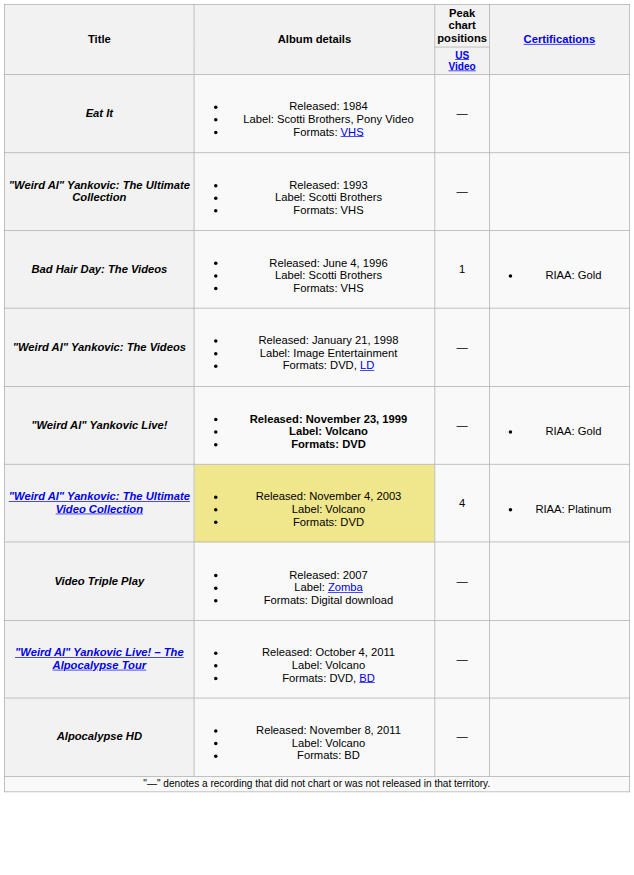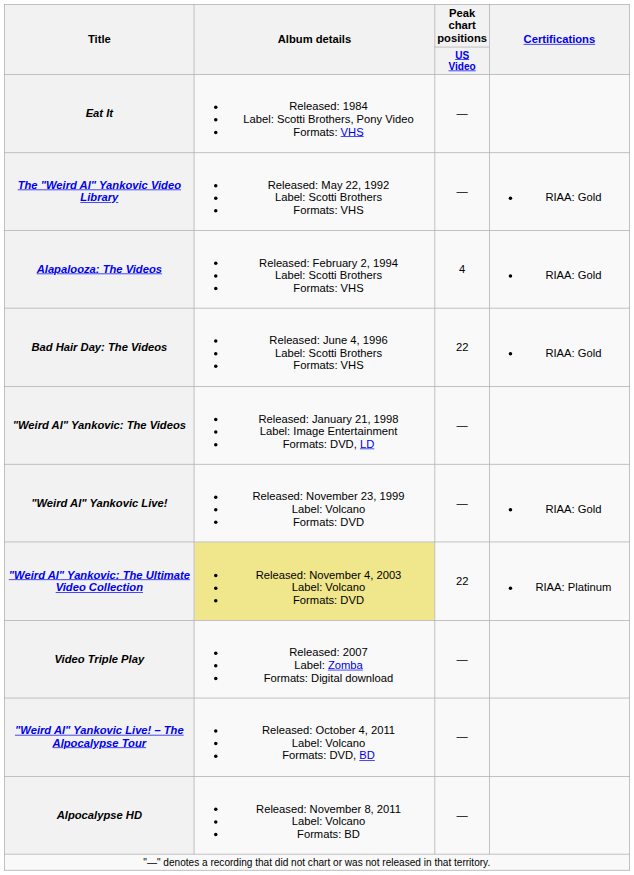+ row: (99, 191)
- row: (99, 191)
+ row: (99, 269)
(462, 269) 1 -> (462, 347) 22
(314, 432) bold -> (314, 510) normal
(462, 503) 4 -> (462, 581) 22
